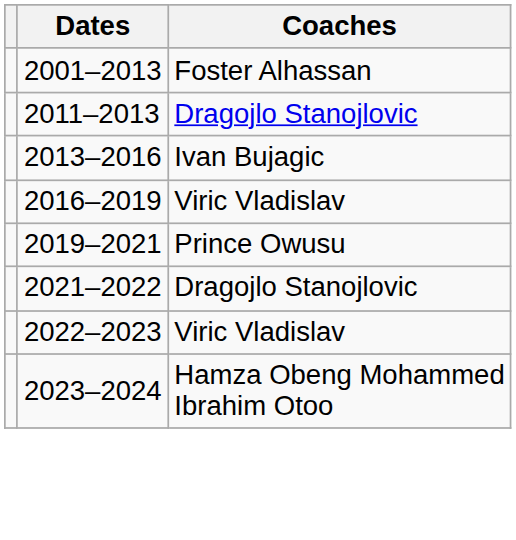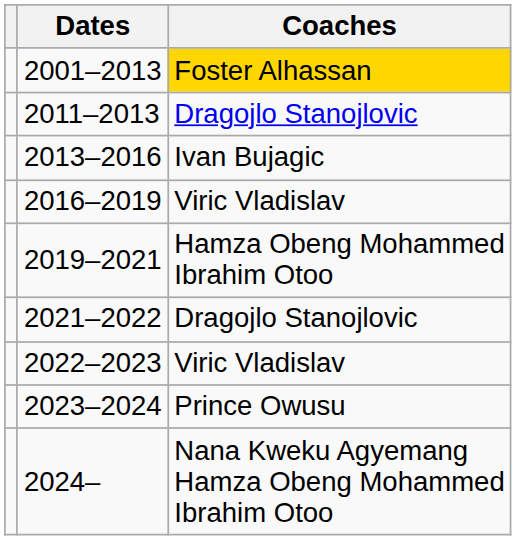(273, 69) no background -> (273, 69) gold background
(260, 244) Prince Owusu -> (340, 260) Hamza Obeng Mohammed Ibrahim Otoo
(340, 390) Hamza Obeng Mohammed Ibrahim Otoo -> (260, 406) Prince Owusu
+ row: (62, 481)
